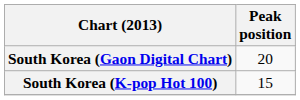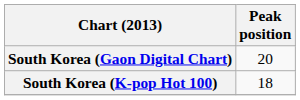(265, 82) 15 -> (265, 82) 18
